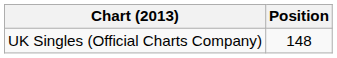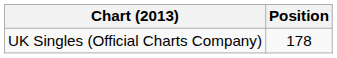(299, 40) 148 -> (299, 40) 178
